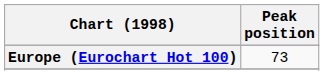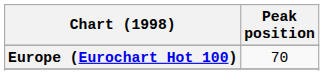(280, 57) 73 -> (280, 57) 70
